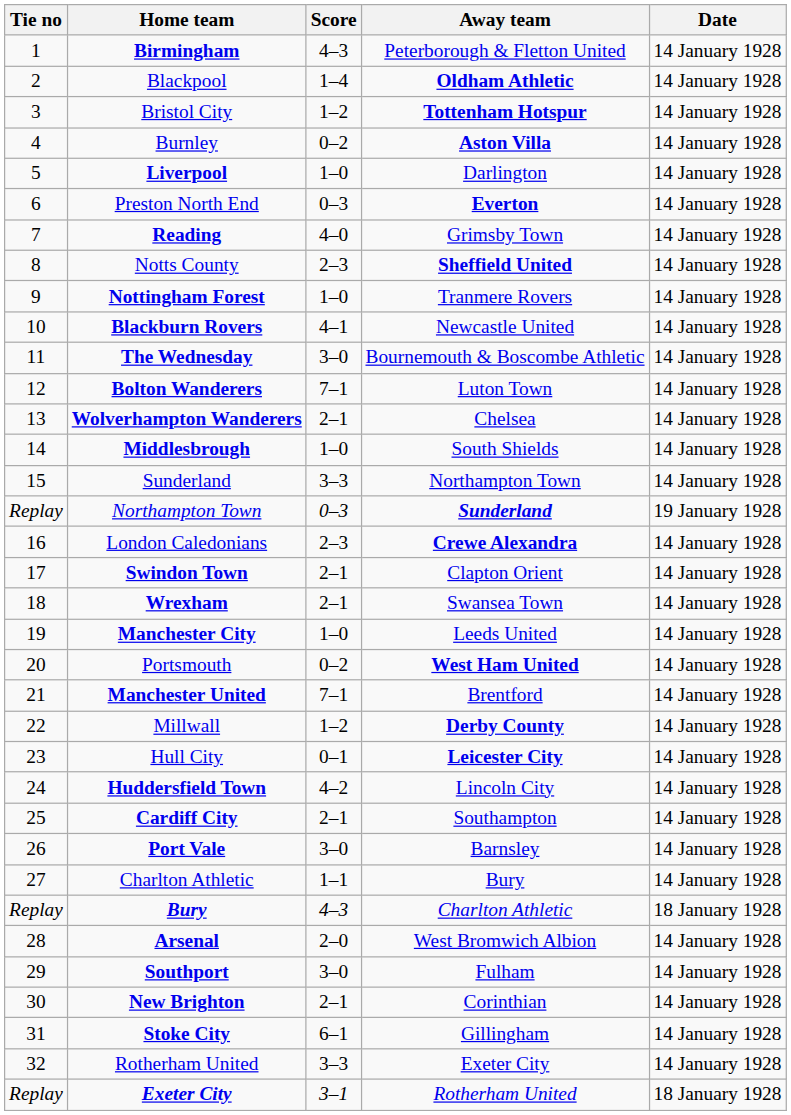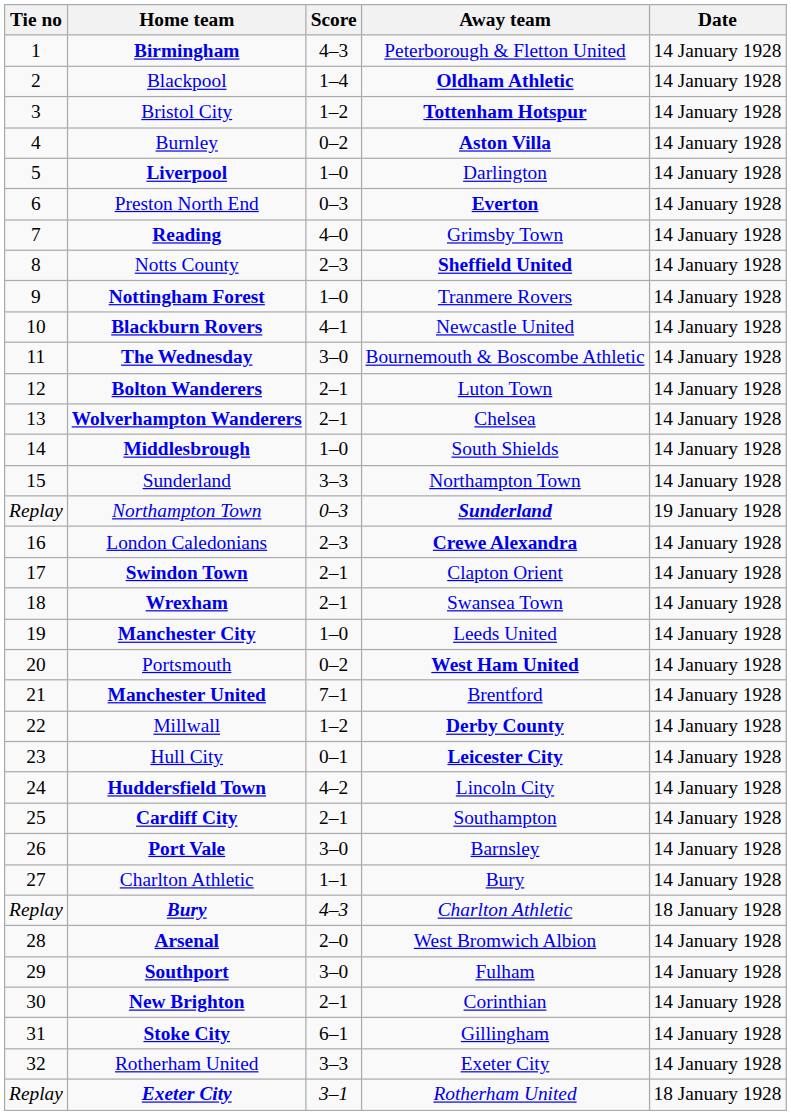(334, 388) 7–1 -> (334, 388) 2–1
